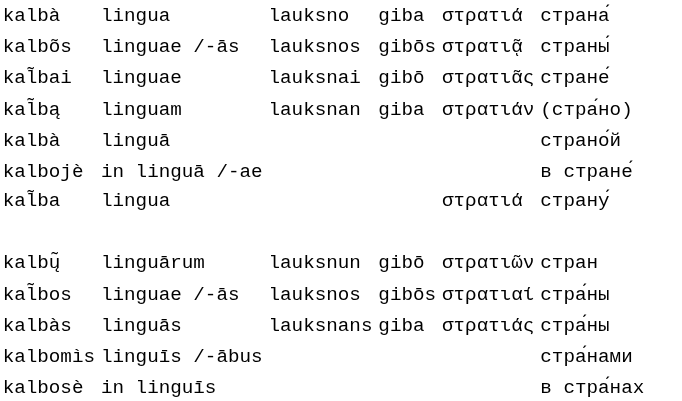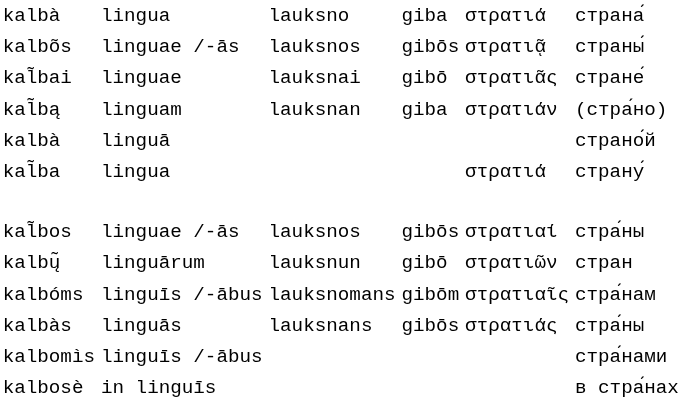- row: (43, 171)
rows swapped: (37, 295) <-> (32, 264)
+ row: (43, 295)
(401, 326) giba -> (430, 326) gibōs
